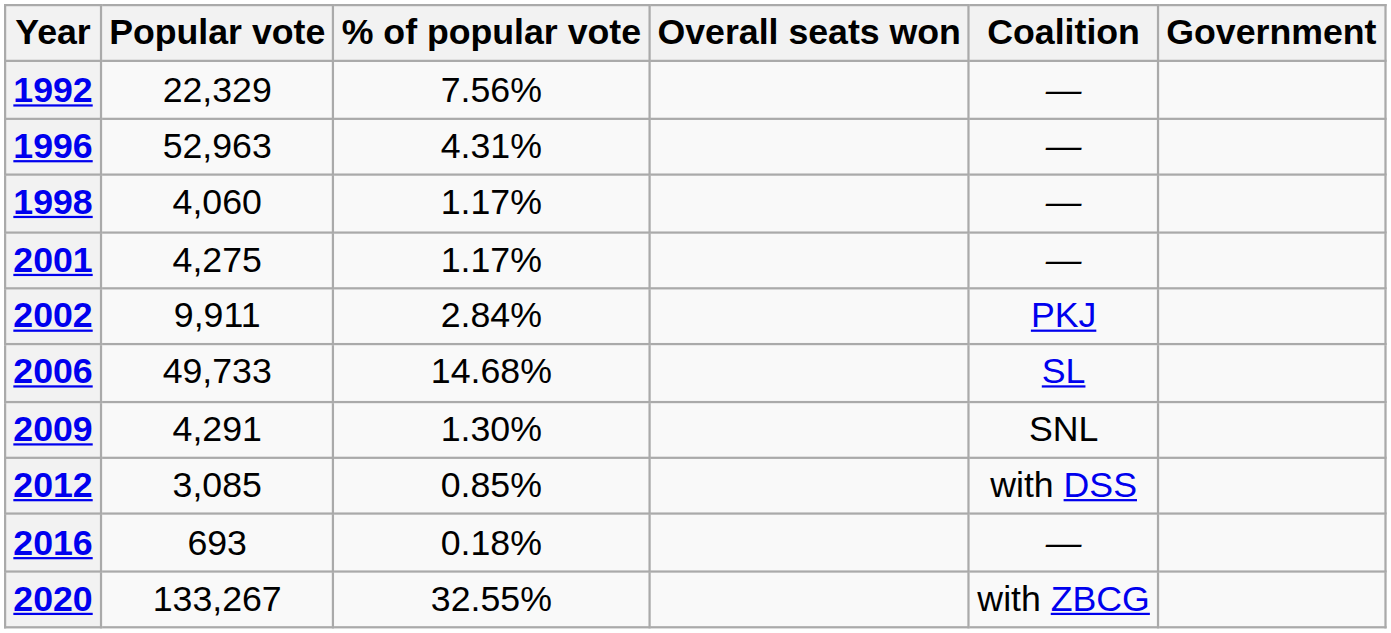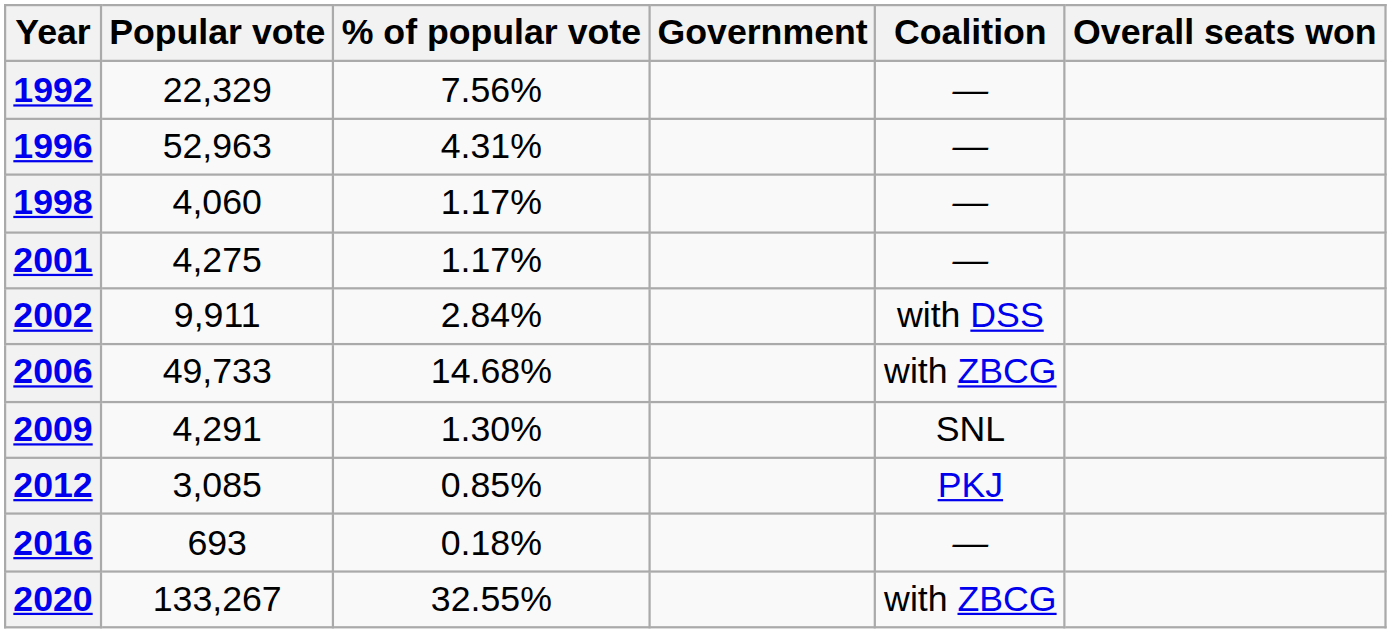columns swapped: (809, 32) <-> (1271, 32)
(1064, 315) PKJ -> (970, 315) with DSS
(1064, 372) SL -> (970, 372) with ZBCG
(1064, 485) with DSS -> (970, 485) PKJ
